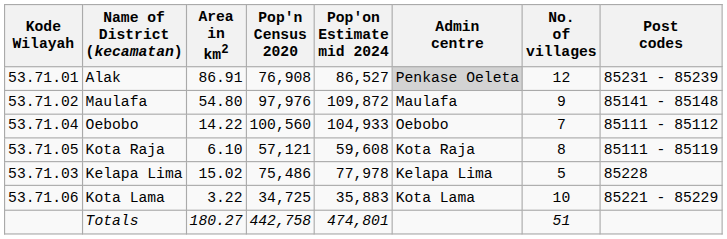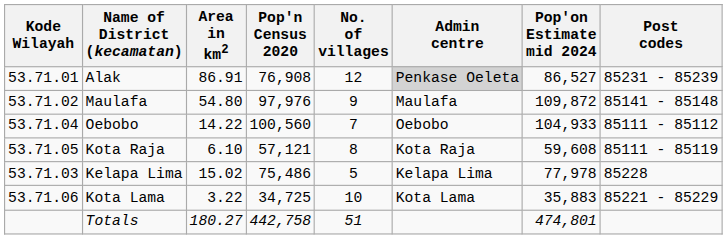columns swapped: (353, 35) <-> (561, 35)
